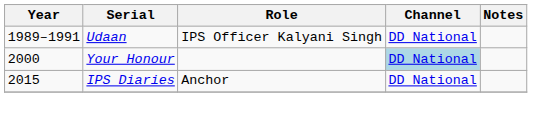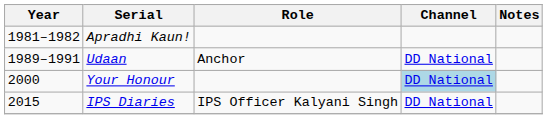+ row: (139, 37)
(282, 37) IPS Officer Kalyani Singh -> (221, 59) Anchor
(205, 81) Anchor -> (298, 103) IPS Officer Kalyani Singh
